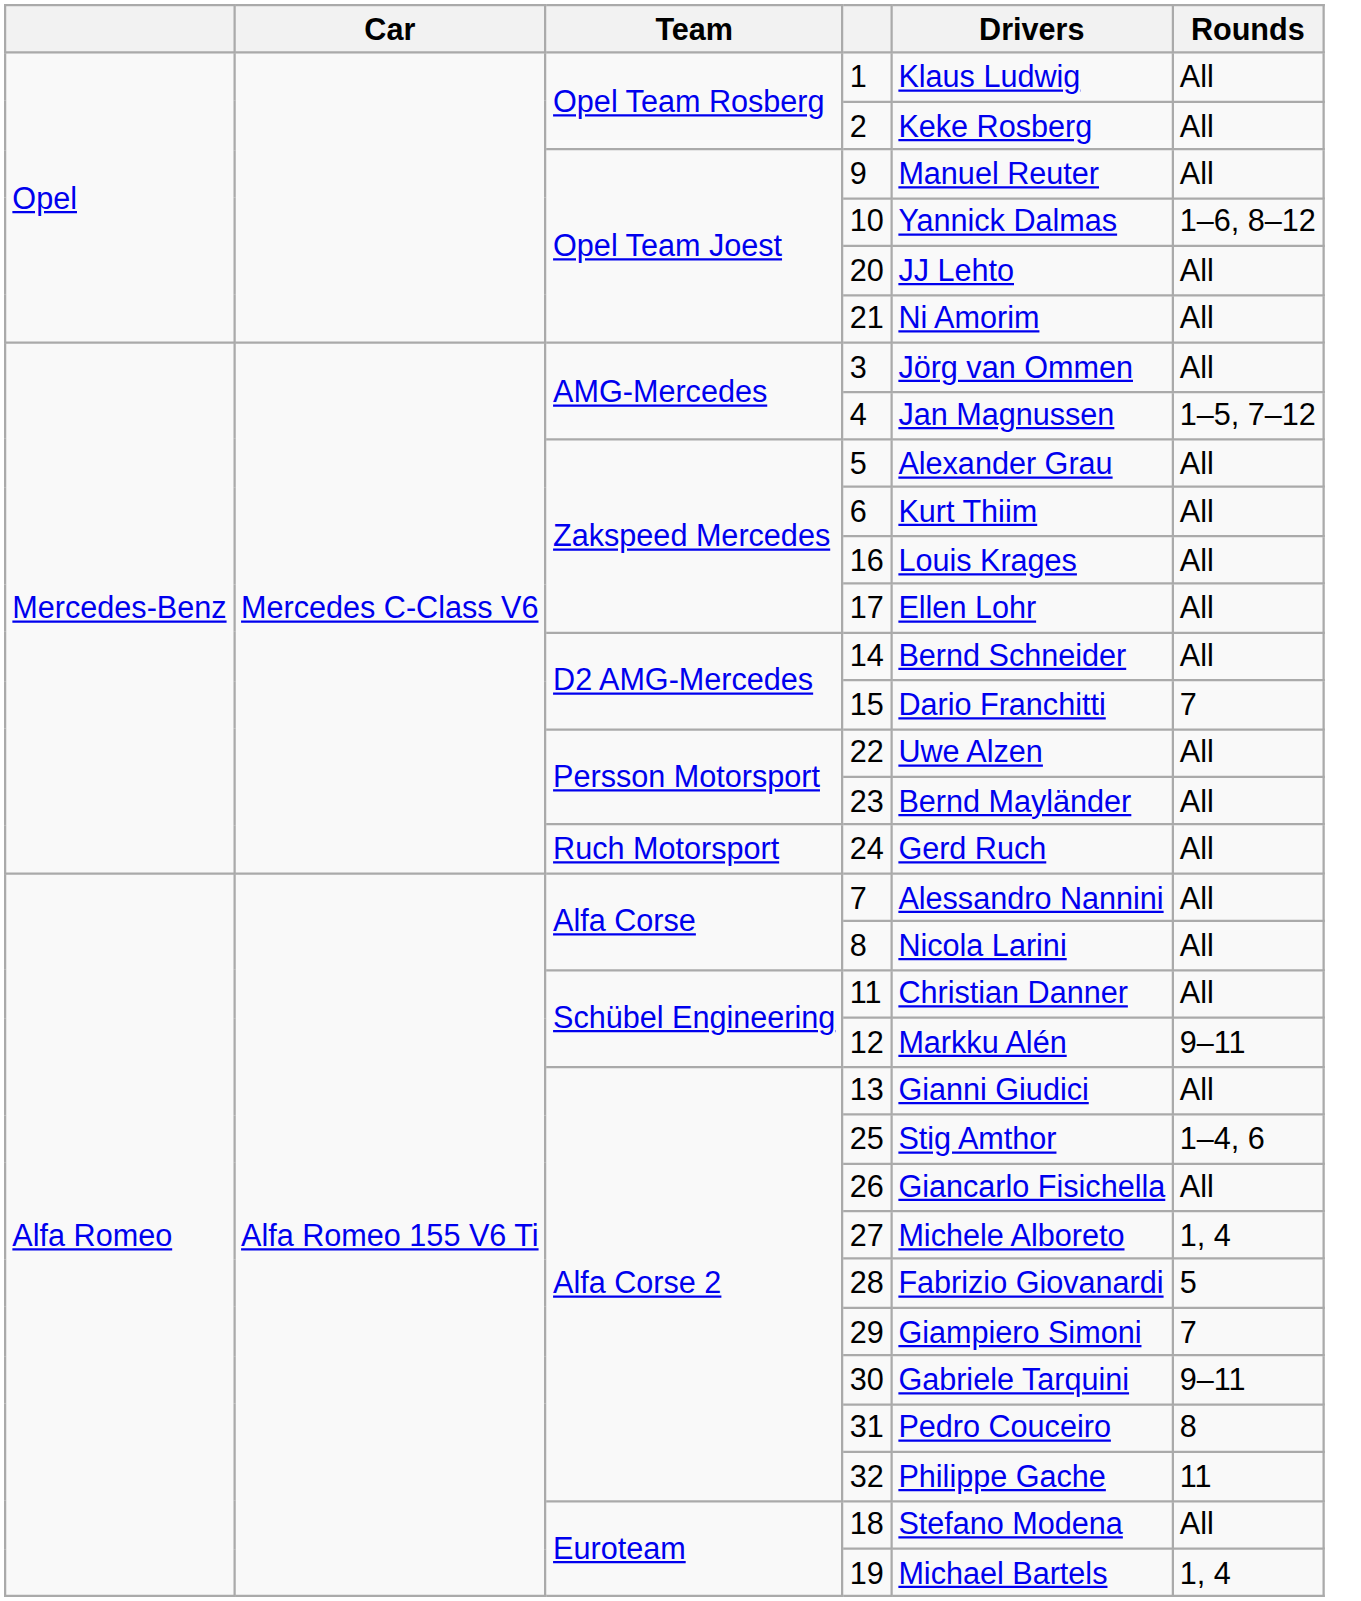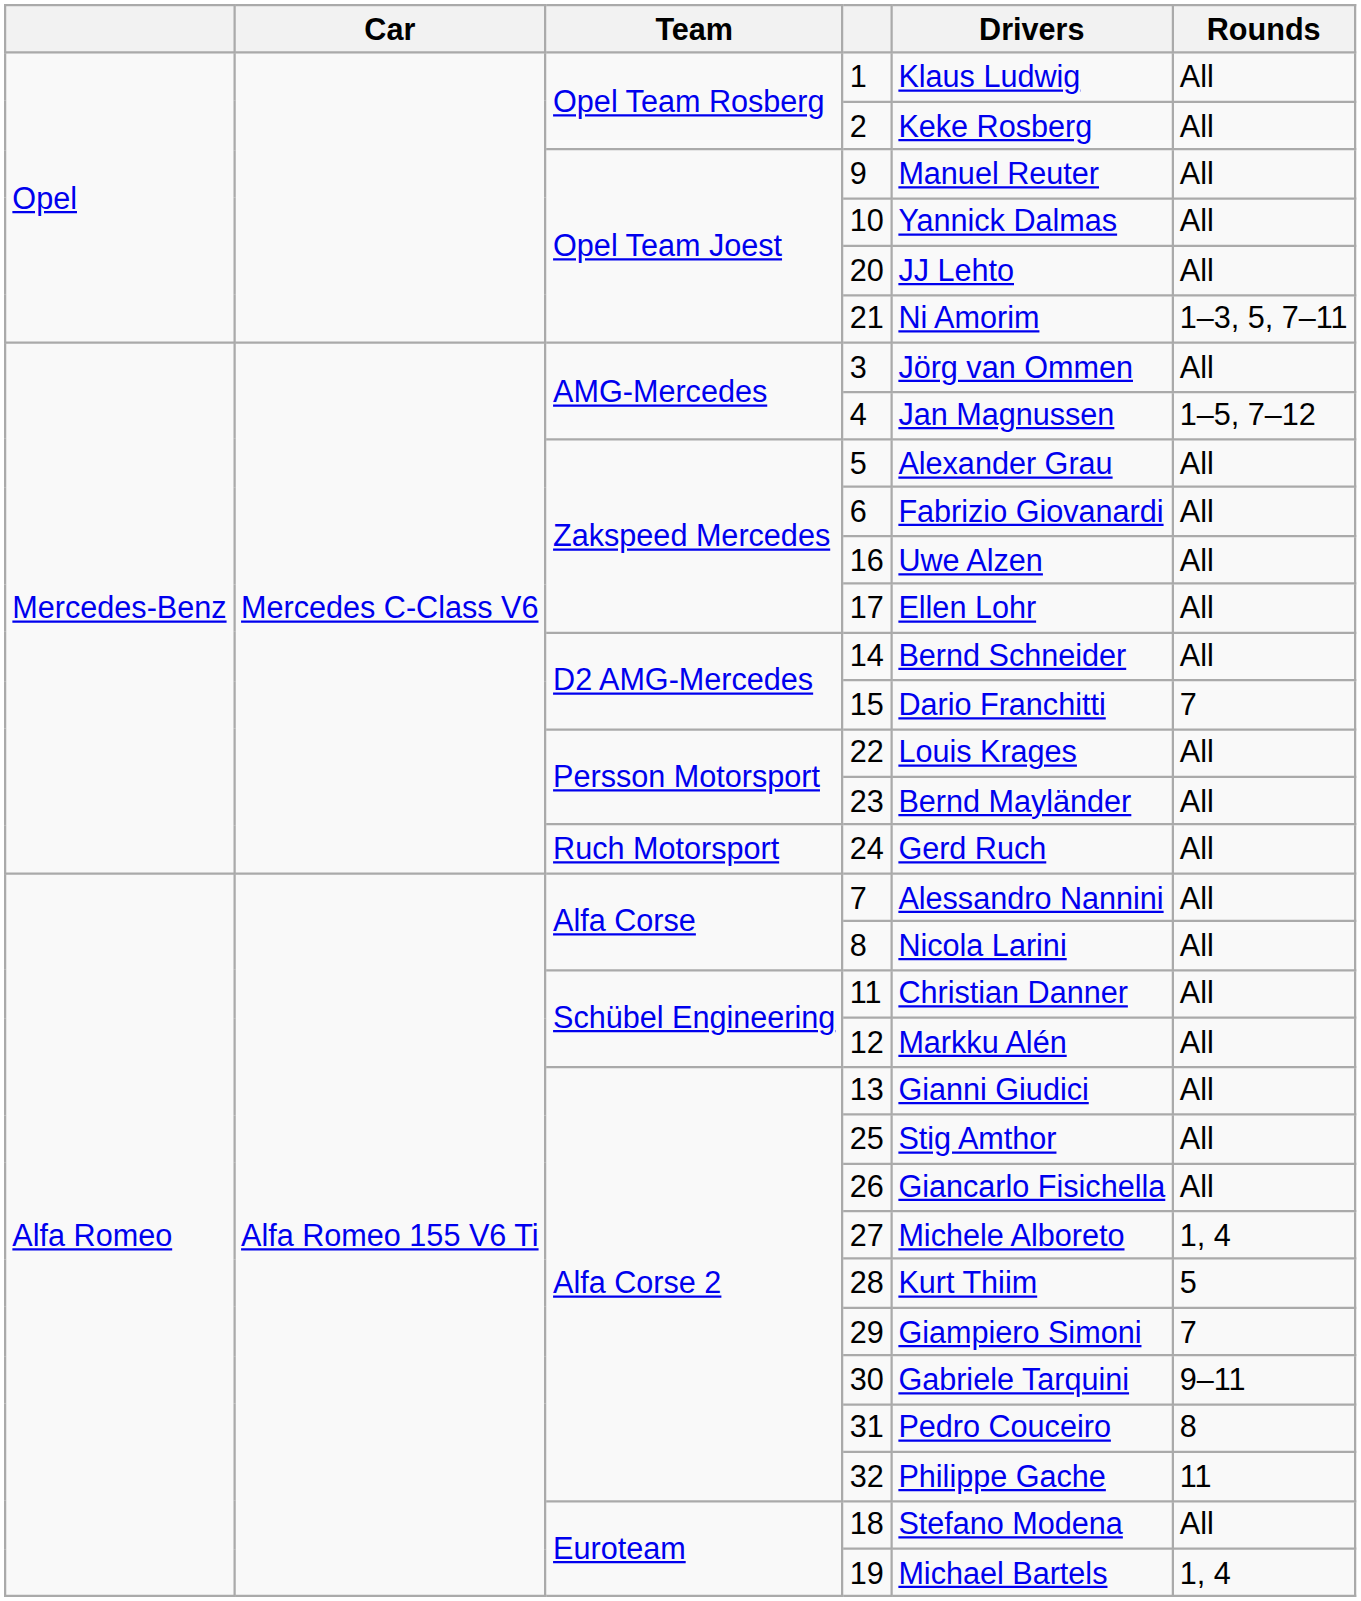(1248, 222) 1–6, 8–12 -> (1197, 222) All
(1197, 318) All -> (1264, 318) 1–3, 5, 7–11
(968, 511) Kurt Thiim -> (1031, 511) Fabrizio Giovanardi
(988, 559) Louis Krages -> (971, 559) Uwe Alzen
(971, 752) Uwe Alzen -> (988, 752) Louis Krages
(1213, 1042) 9–11 -> (1197, 1042) All
(1222, 1138) 1–4, 6 -> (1197, 1138) All
(1031, 1283) Fabrizio Giovanardi -> (968, 1283) Kurt Thiim
